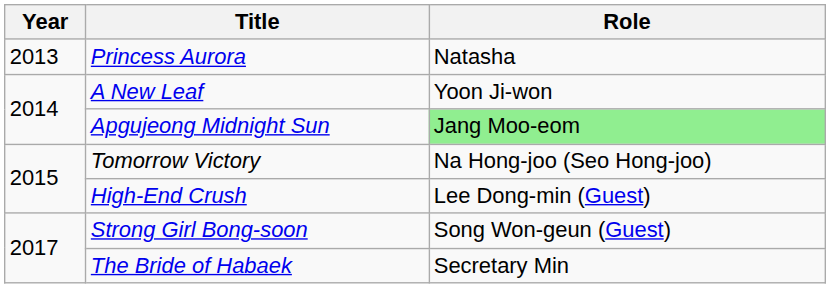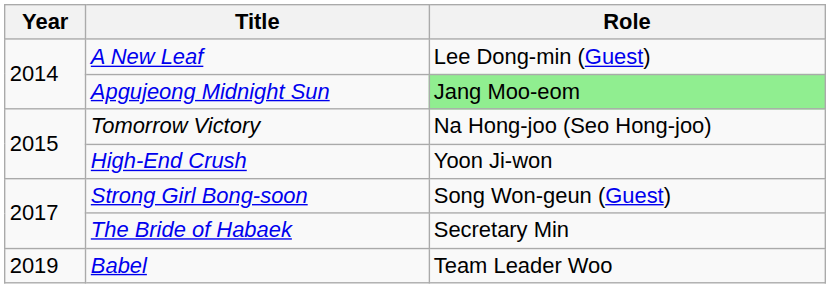- row: (168, 56)
(493, 91) Yoon Ji-won -> (542, 56) Lee Dong-min (Guest)
(542, 195) Lee Dong-min (Guest) -> (493, 160) Yoon Ji-won
+ row: (119, 265)
